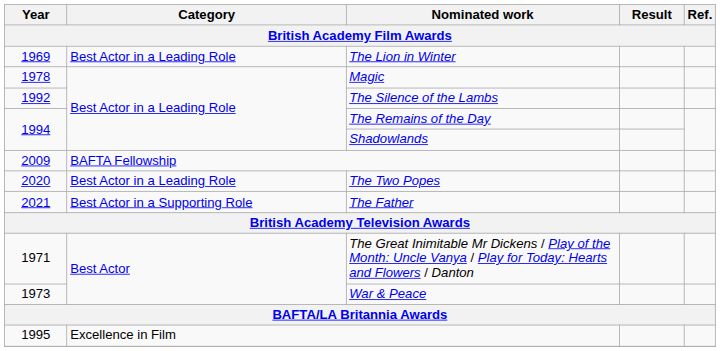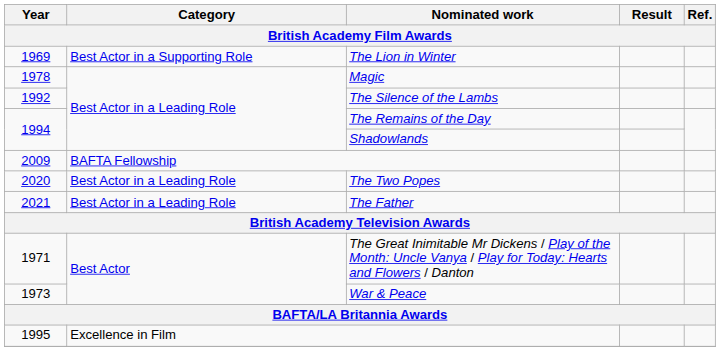(153, 56) Best Actor in a Leading Role -> (161, 56) Best Actor in a Supporting Role
(161, 202) Best Actor in a Supporting Role -> (153, 202) Best Actor in a Leading Role
